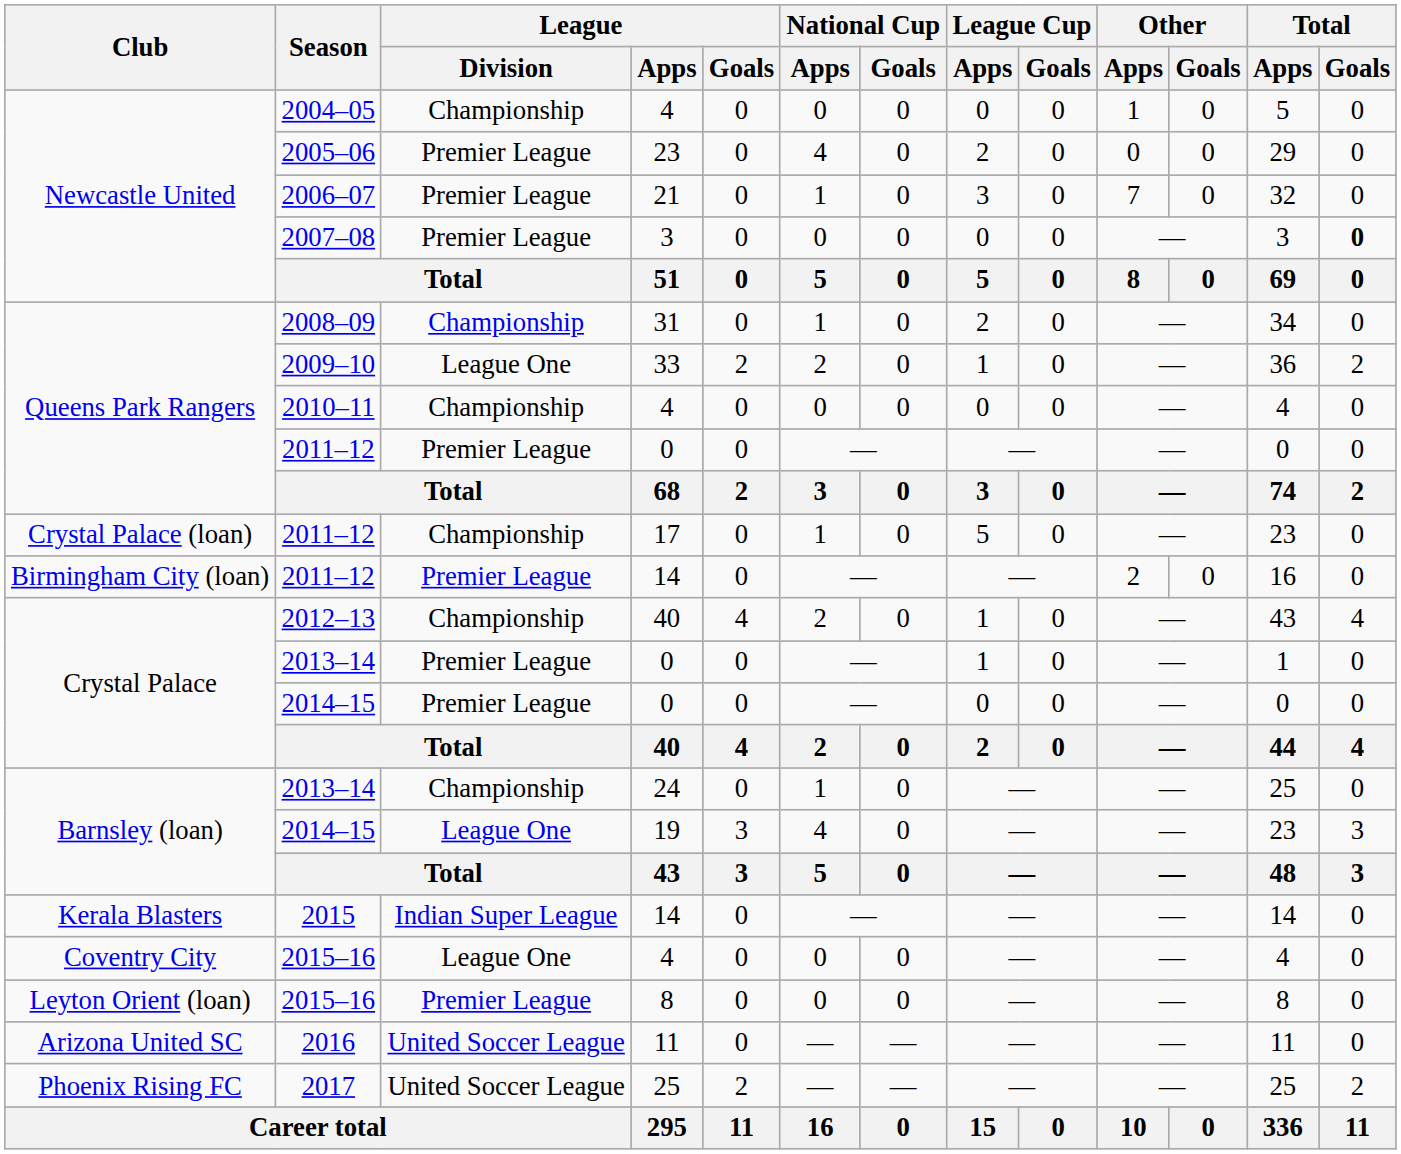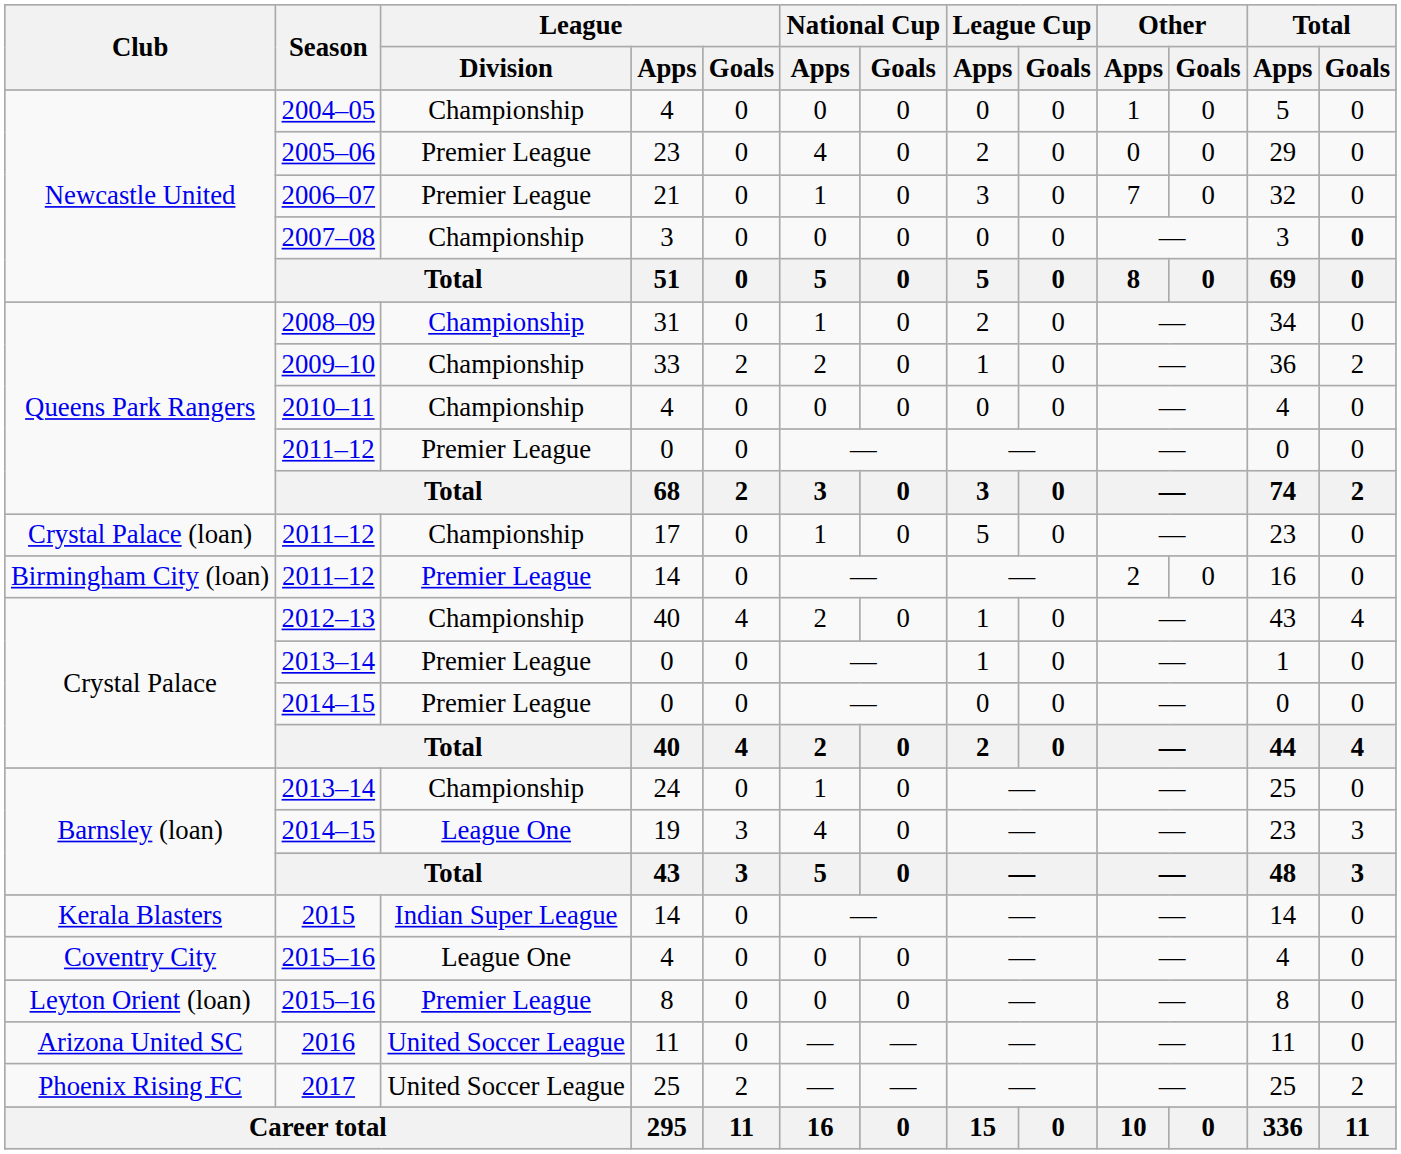(506, 237) Premier League -> (506, 237) Championship
(506, 364) League One -> (506, 364) Championship
